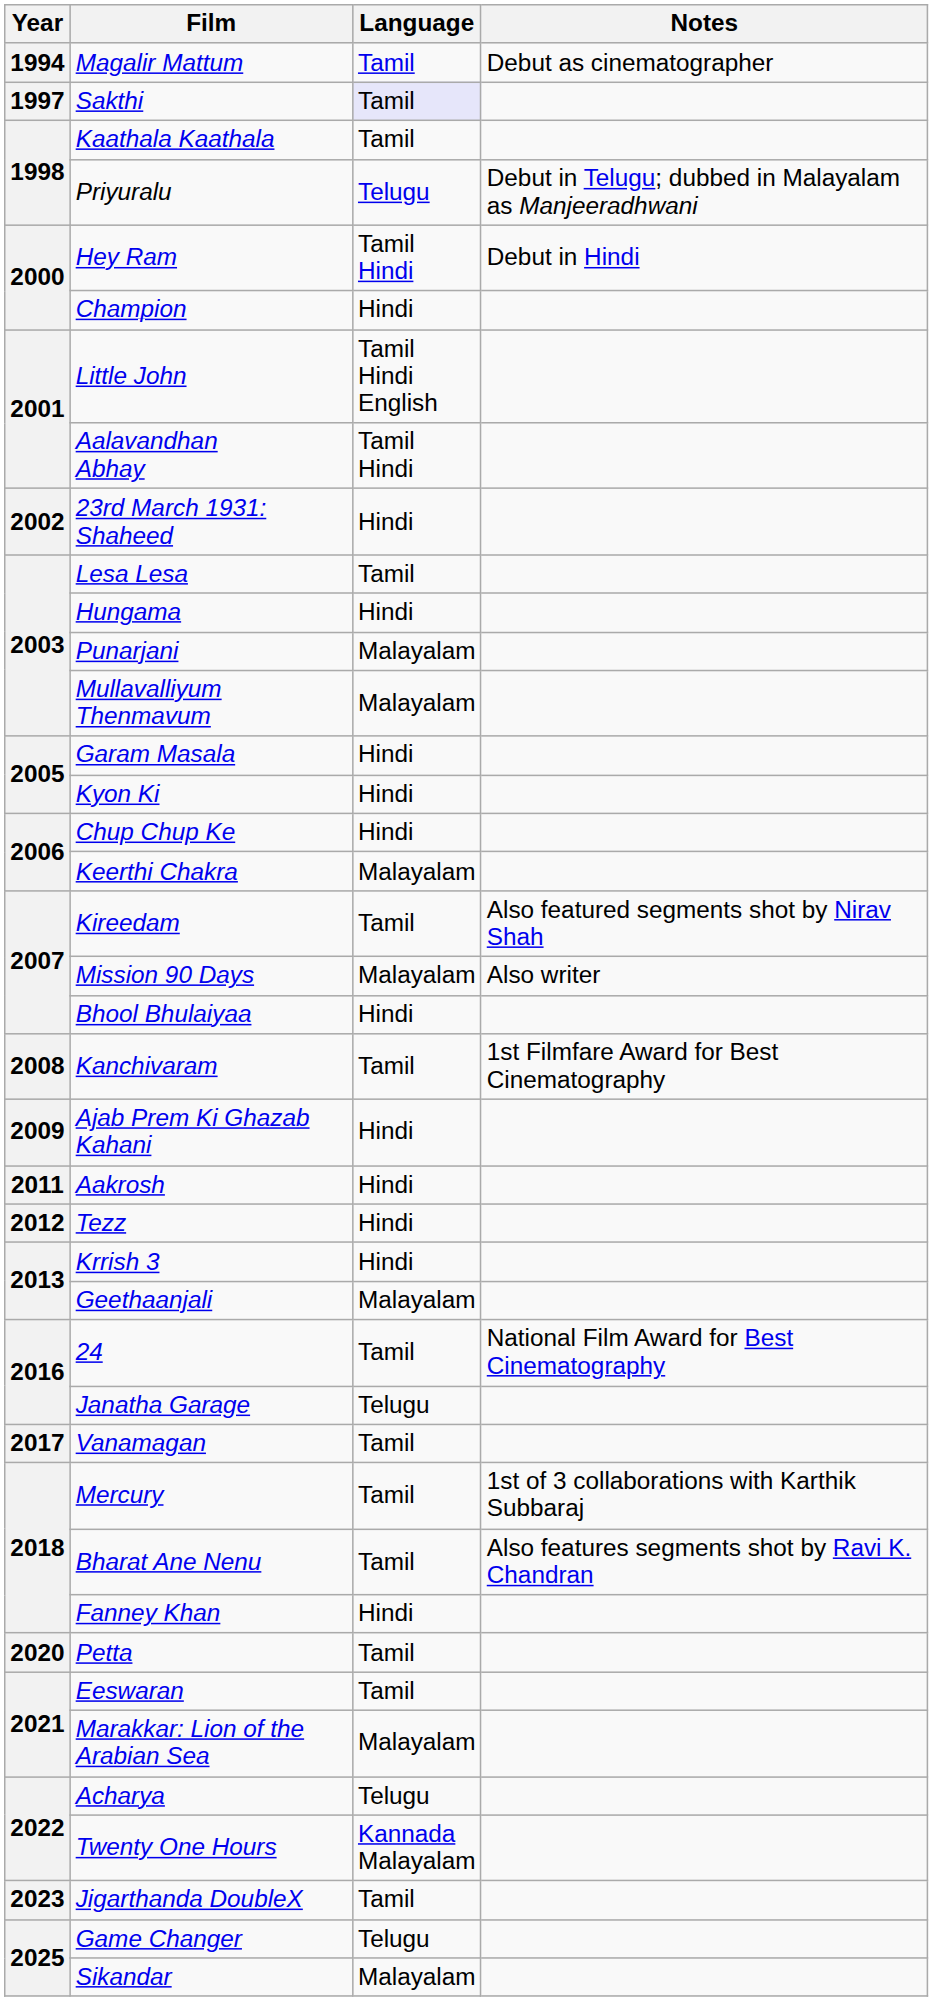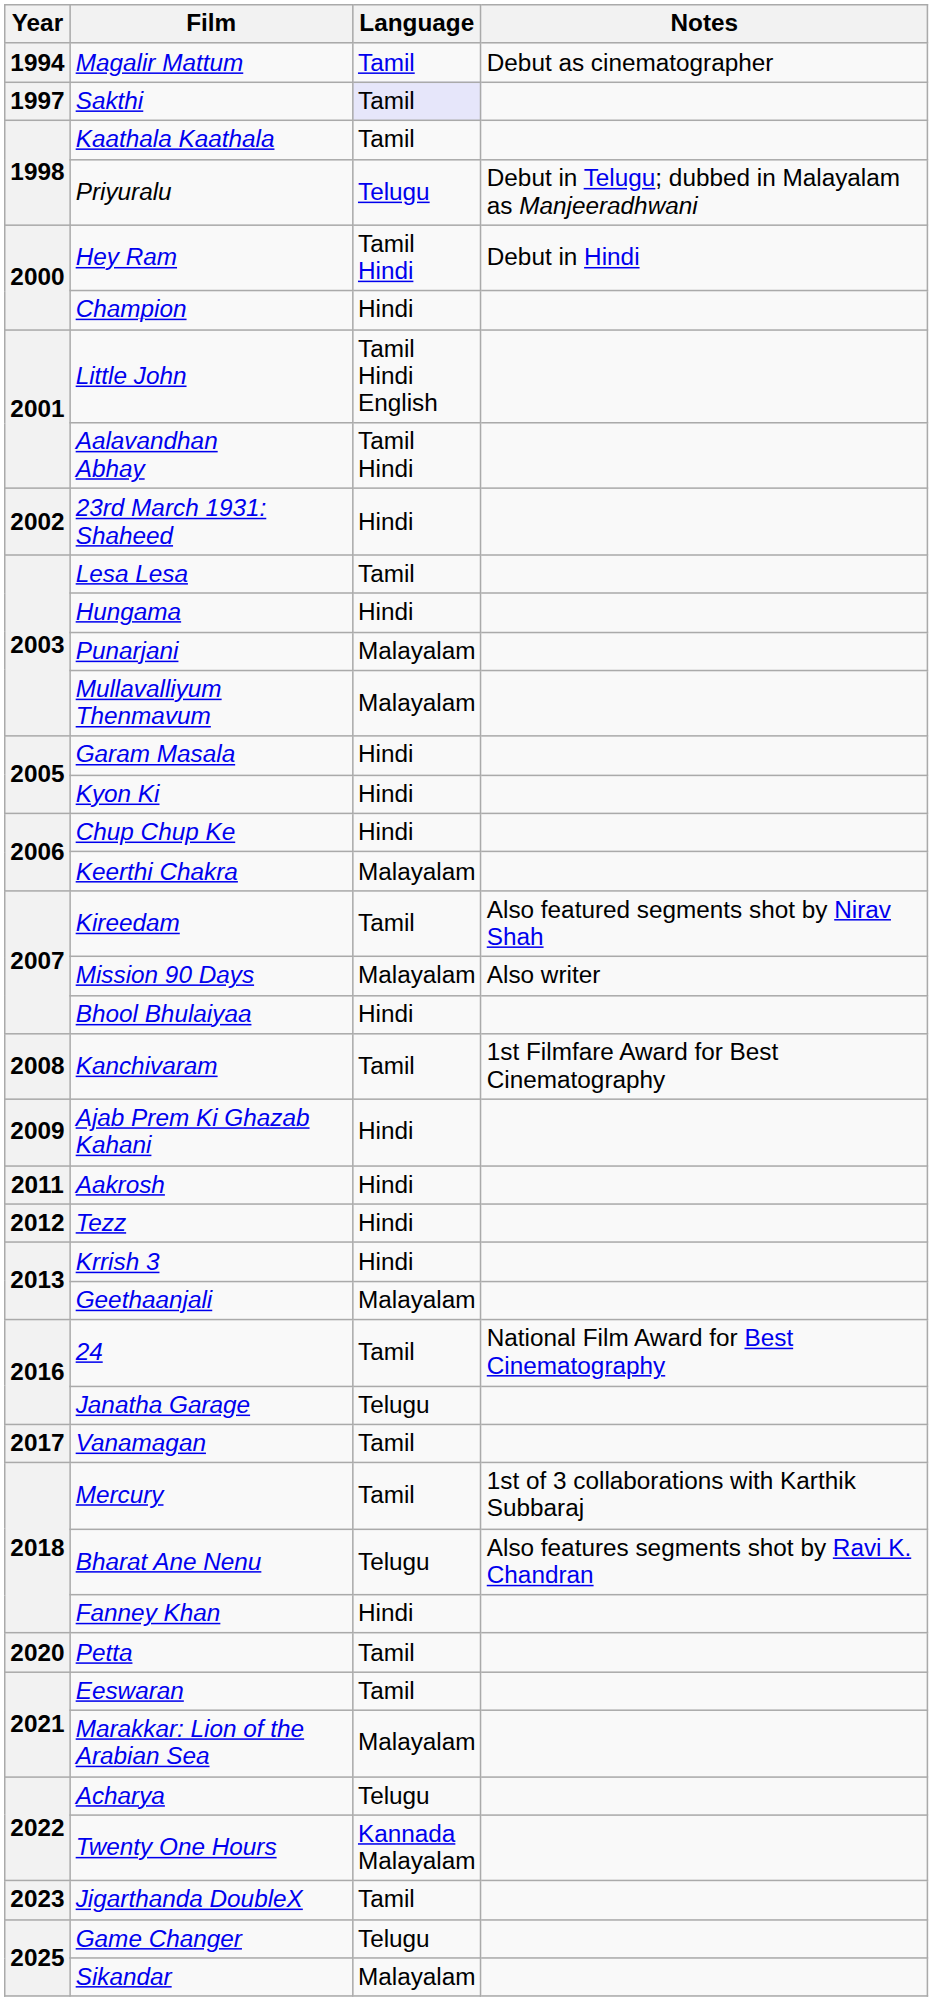(386, 1561) Tamil -> (394, 1561) Telugu
